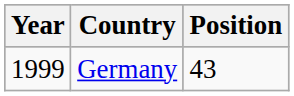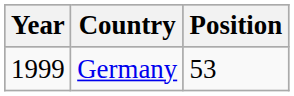(203, 68) 43 -> (203, 68) 53
